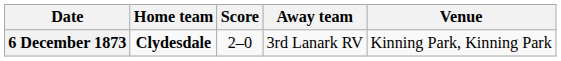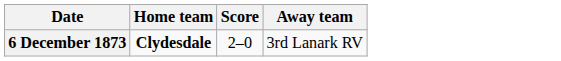- column: (461, 17)
